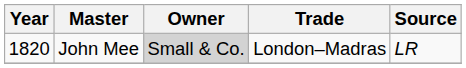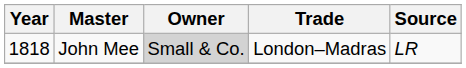(29, 48) 1820 -> (29, 48) 1818
